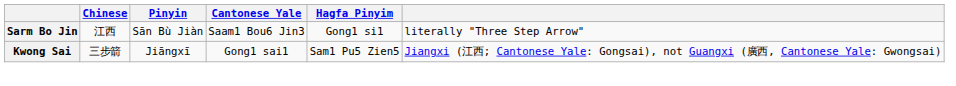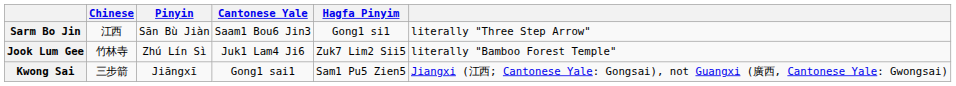+ row: (45, 52)
